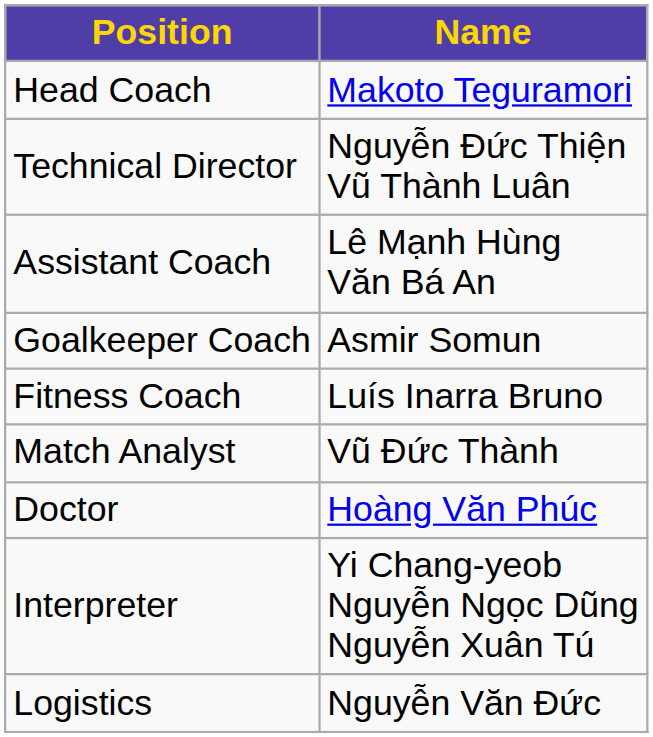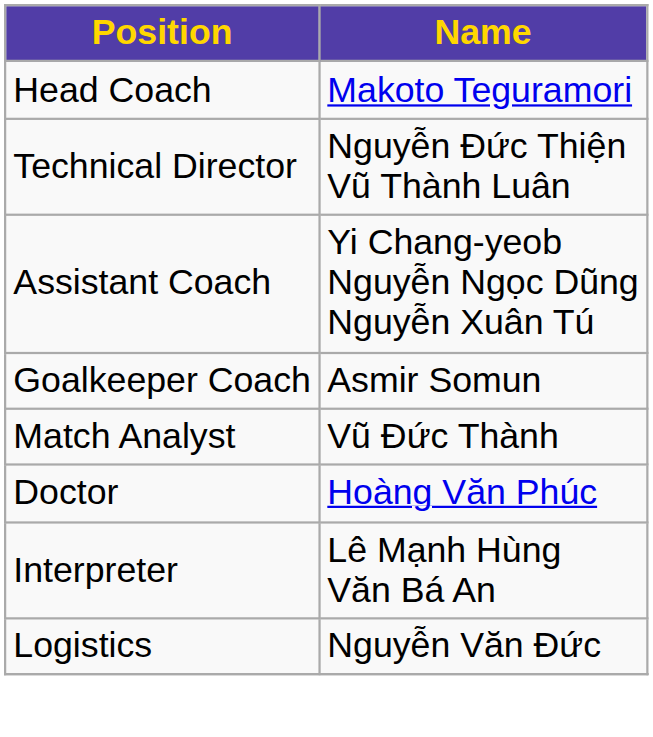(444, 262) Lê Mạnh Hùng Văn Bá An -> (483, 282) Yi Chang-yeob Nguyễn Ngọc Dũng Nguyễn Xuân Tú
- row: (127, 396)
(483, 605) Yi Chang-yeob Nguyễn Ngọc Dũng Nguyễn Xuân Tú -> (444, 569) Lê Mạnh Hùng Văn Bá An
